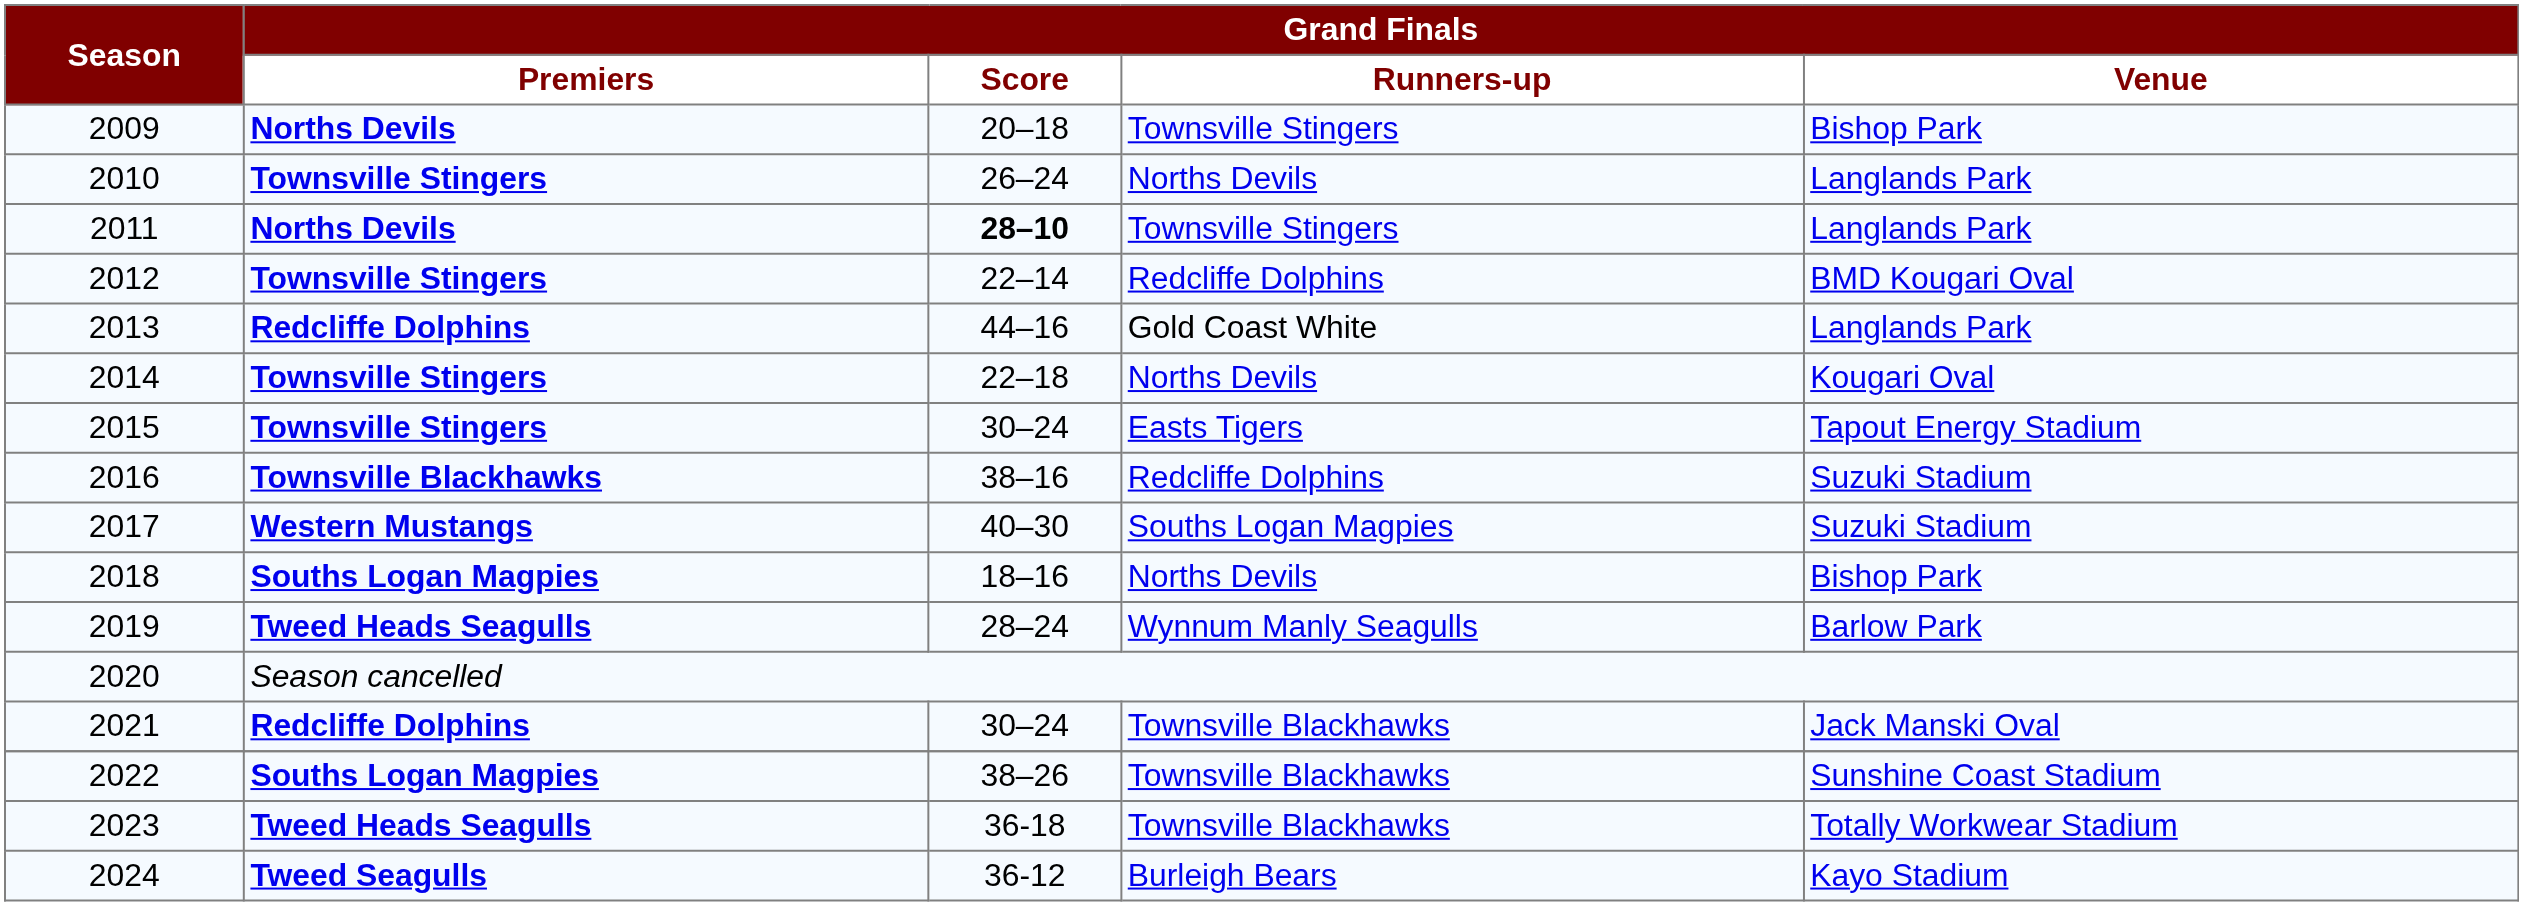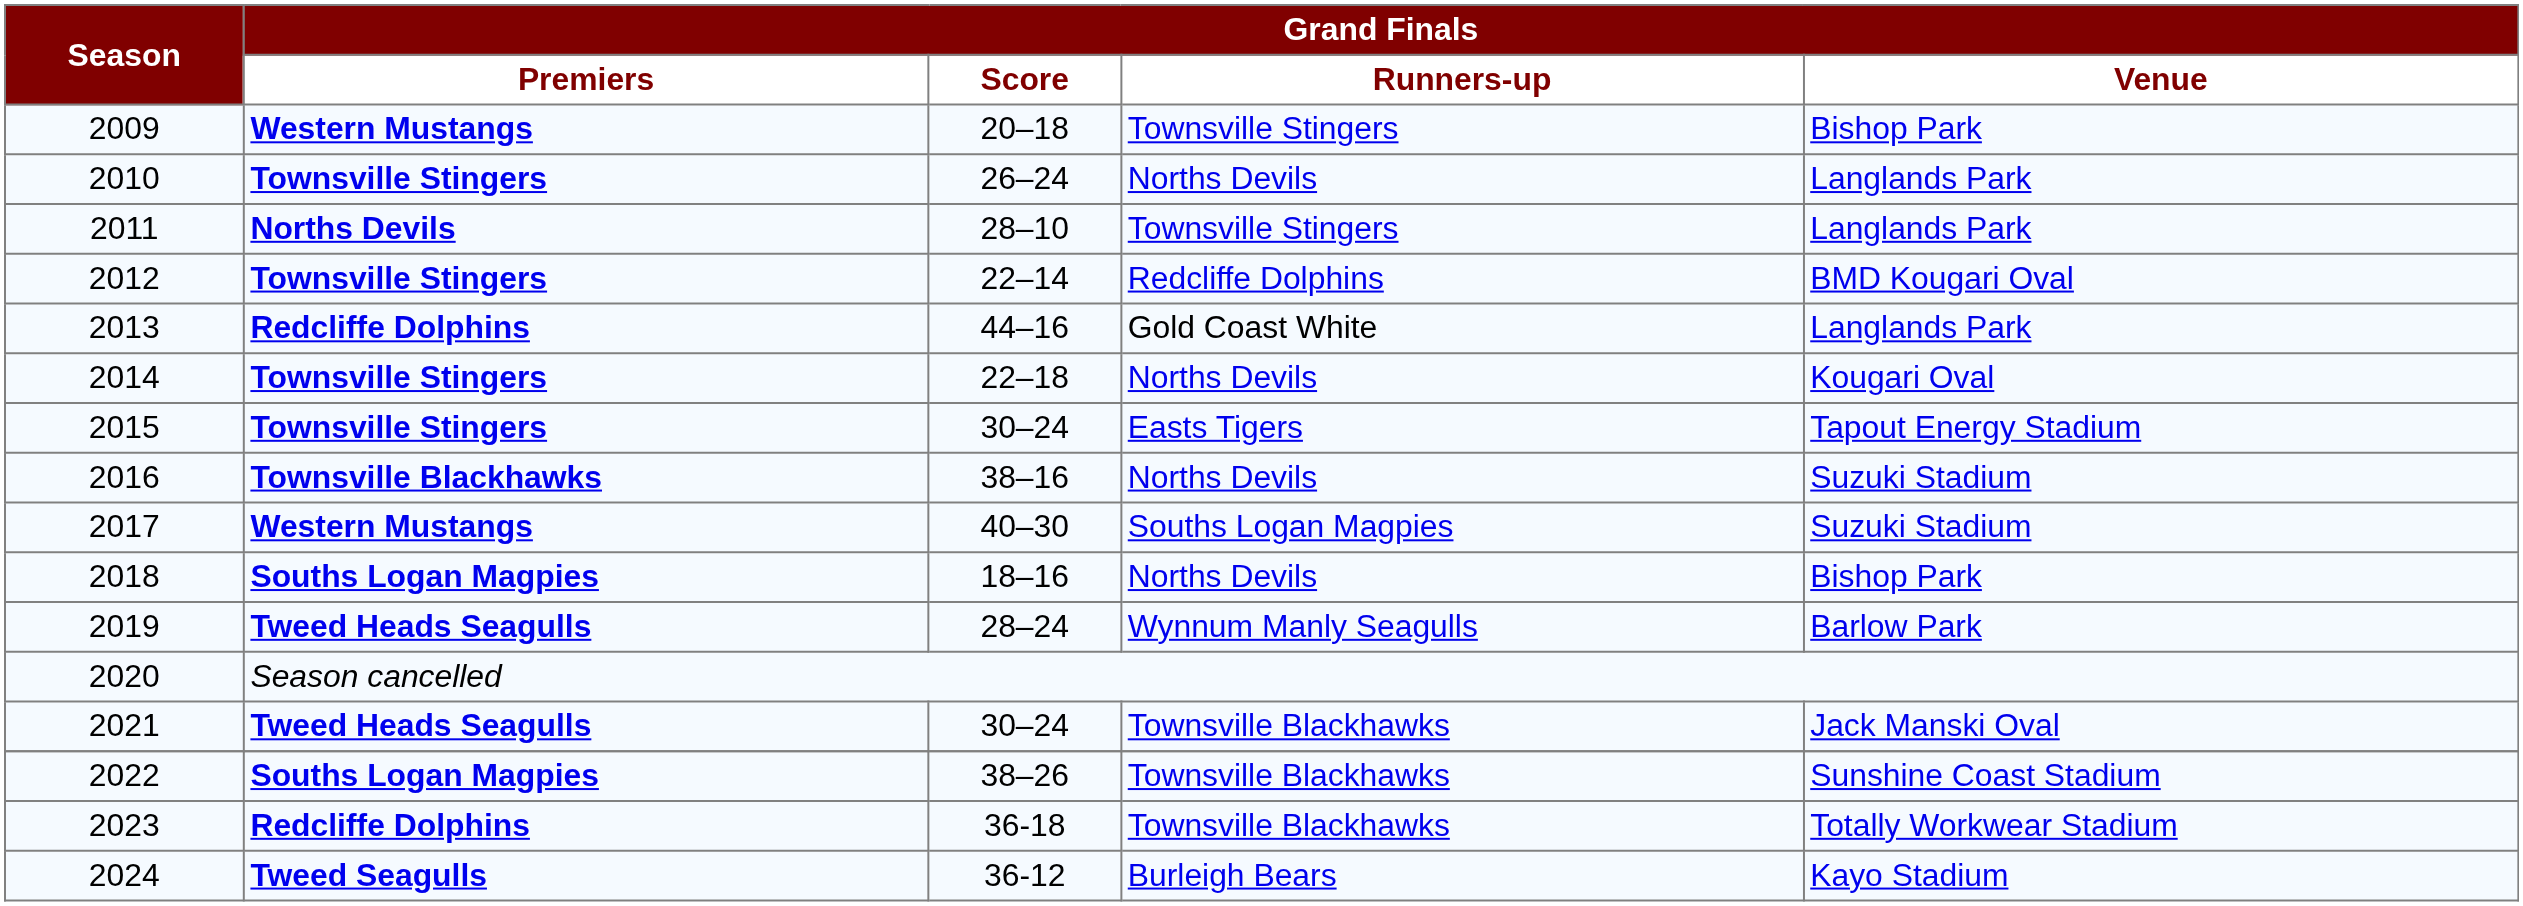(353, 128) Norths Devils -> (392, 128) Western Mustangs
(1025, 228) bold -> (1025, 228) normal
(1256, 477) Redcliffe Dolphins -> (1222, 477) Norths Devils
(390, 725) Redcliffe Dolphins -> (421, 725) Tweed Heads Seagulls
(421, 825) Tweed Heads Seagulls -> (390, 825) Redcliffe Dolphins
